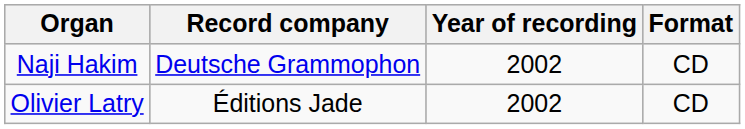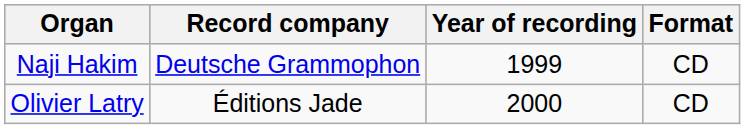(534, 63) 2002 -> (534, 63) 1999
(534, 103) 2002 -> (534, 103) 2000
